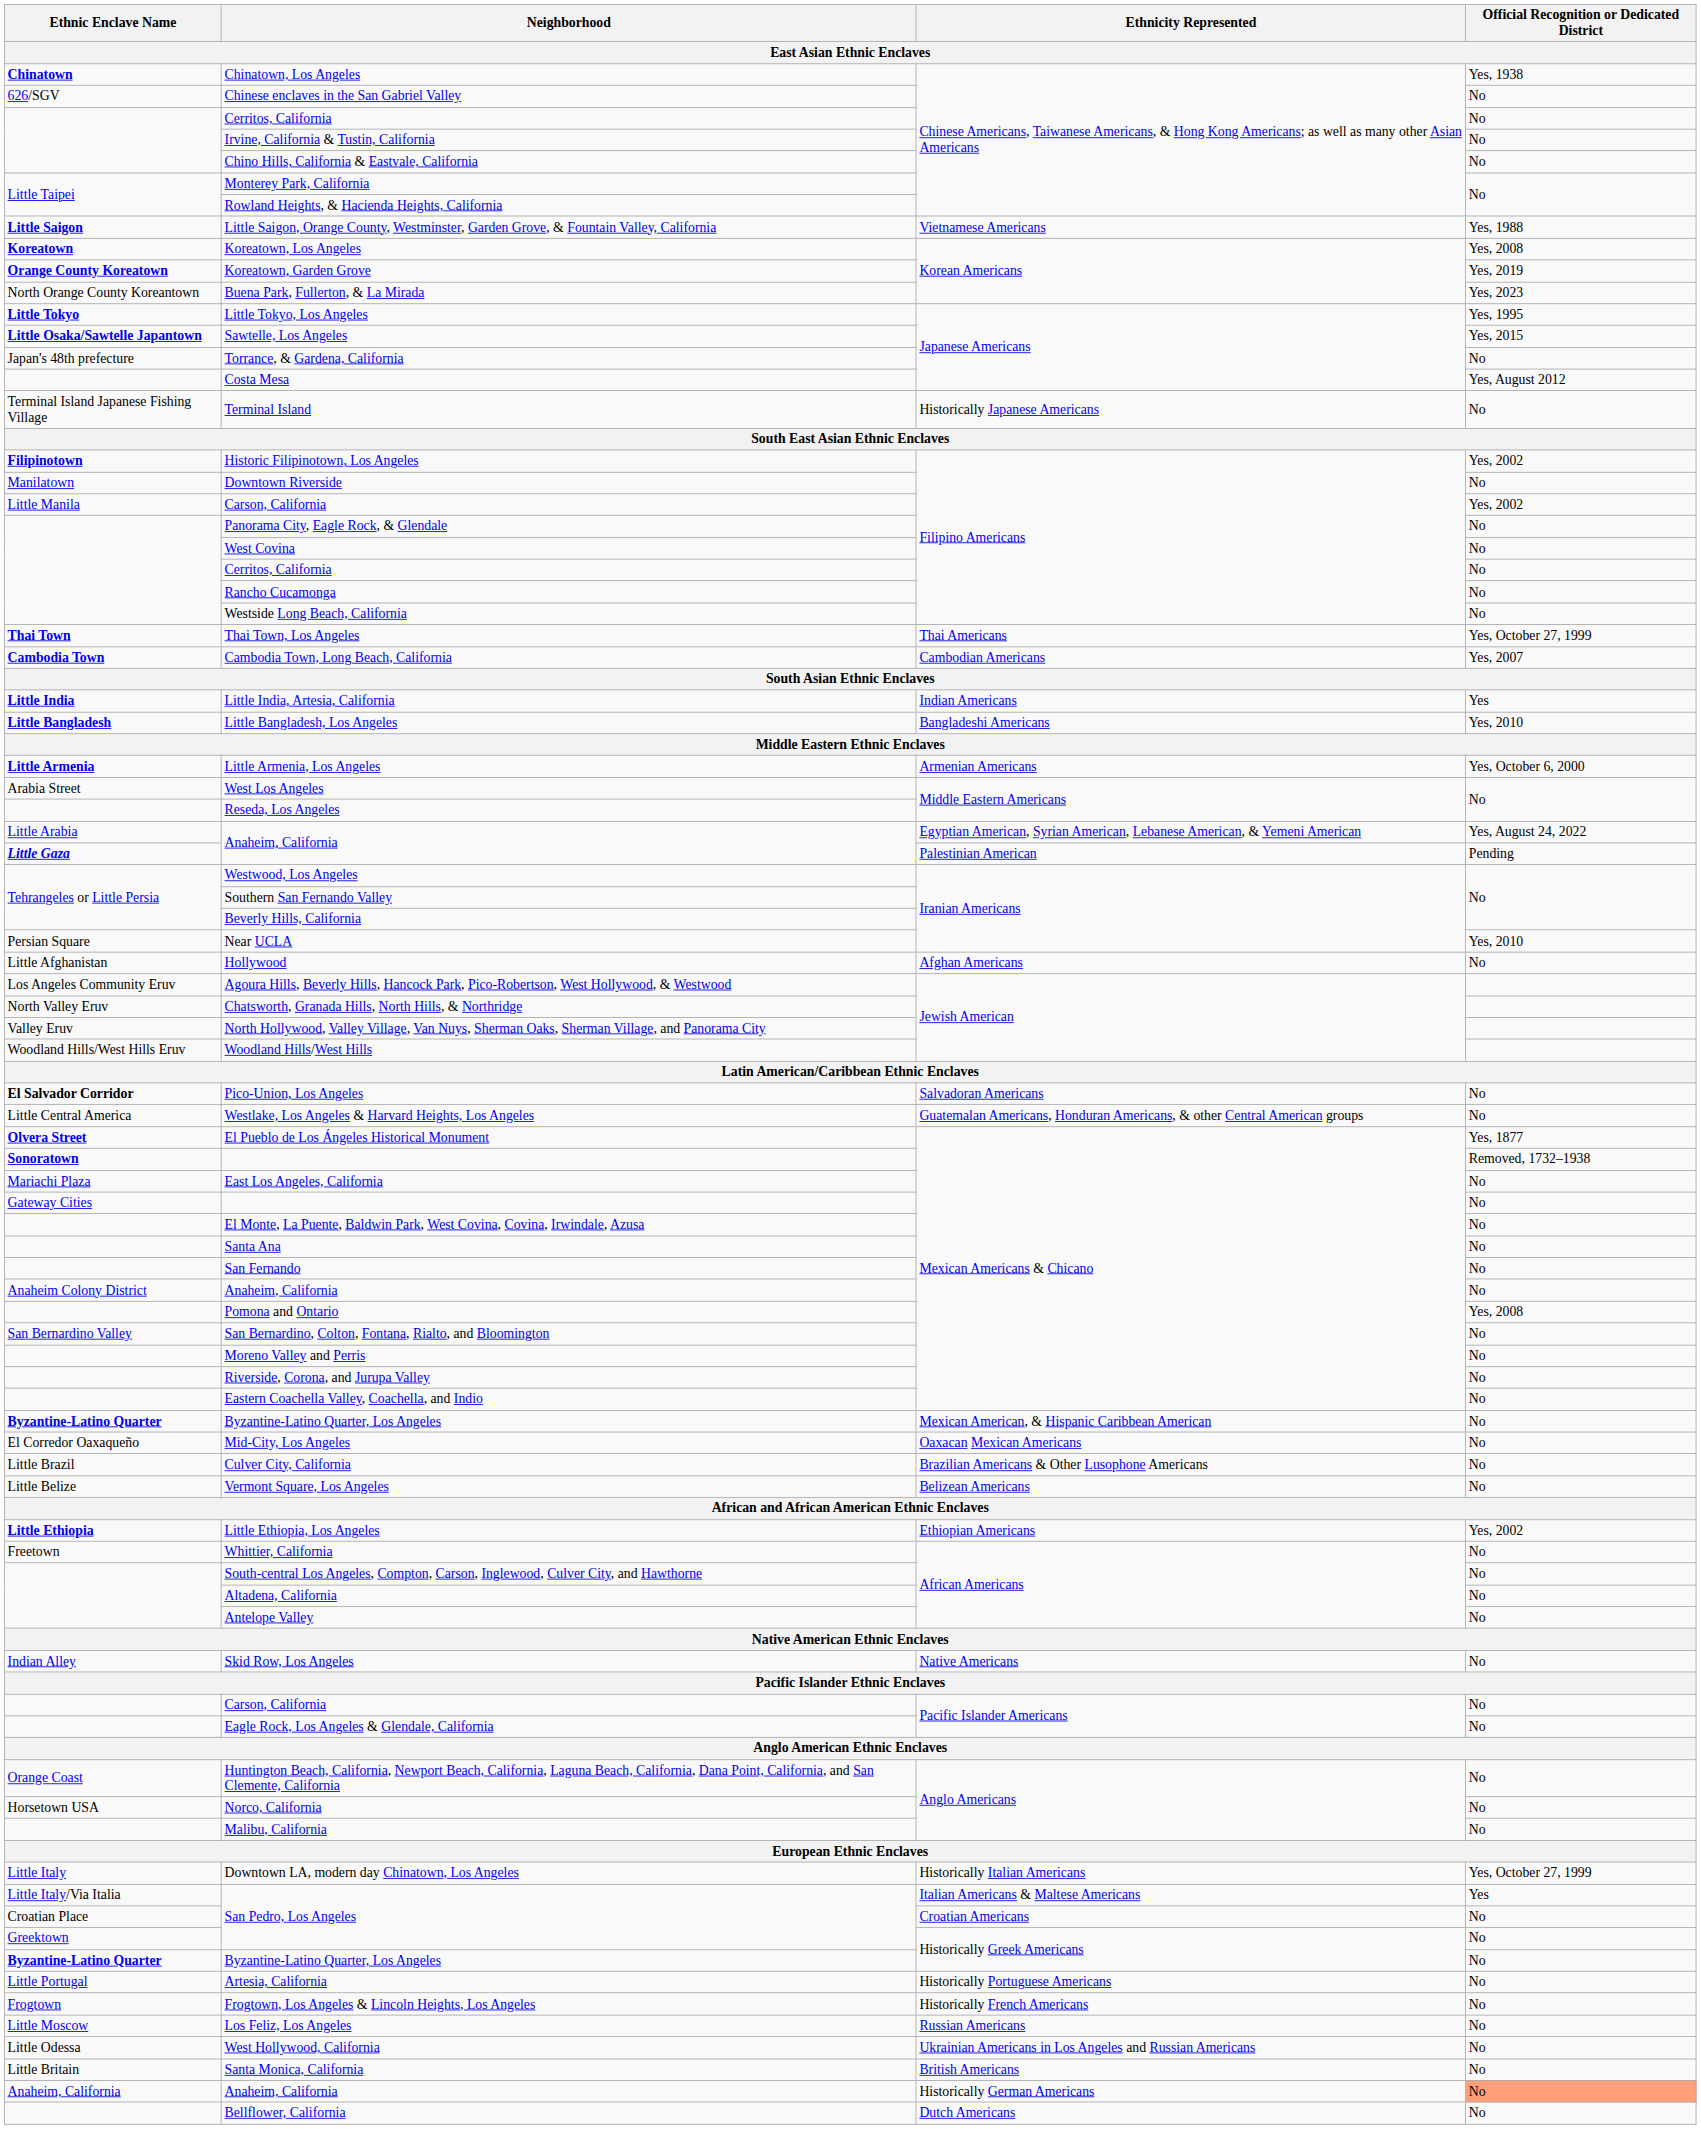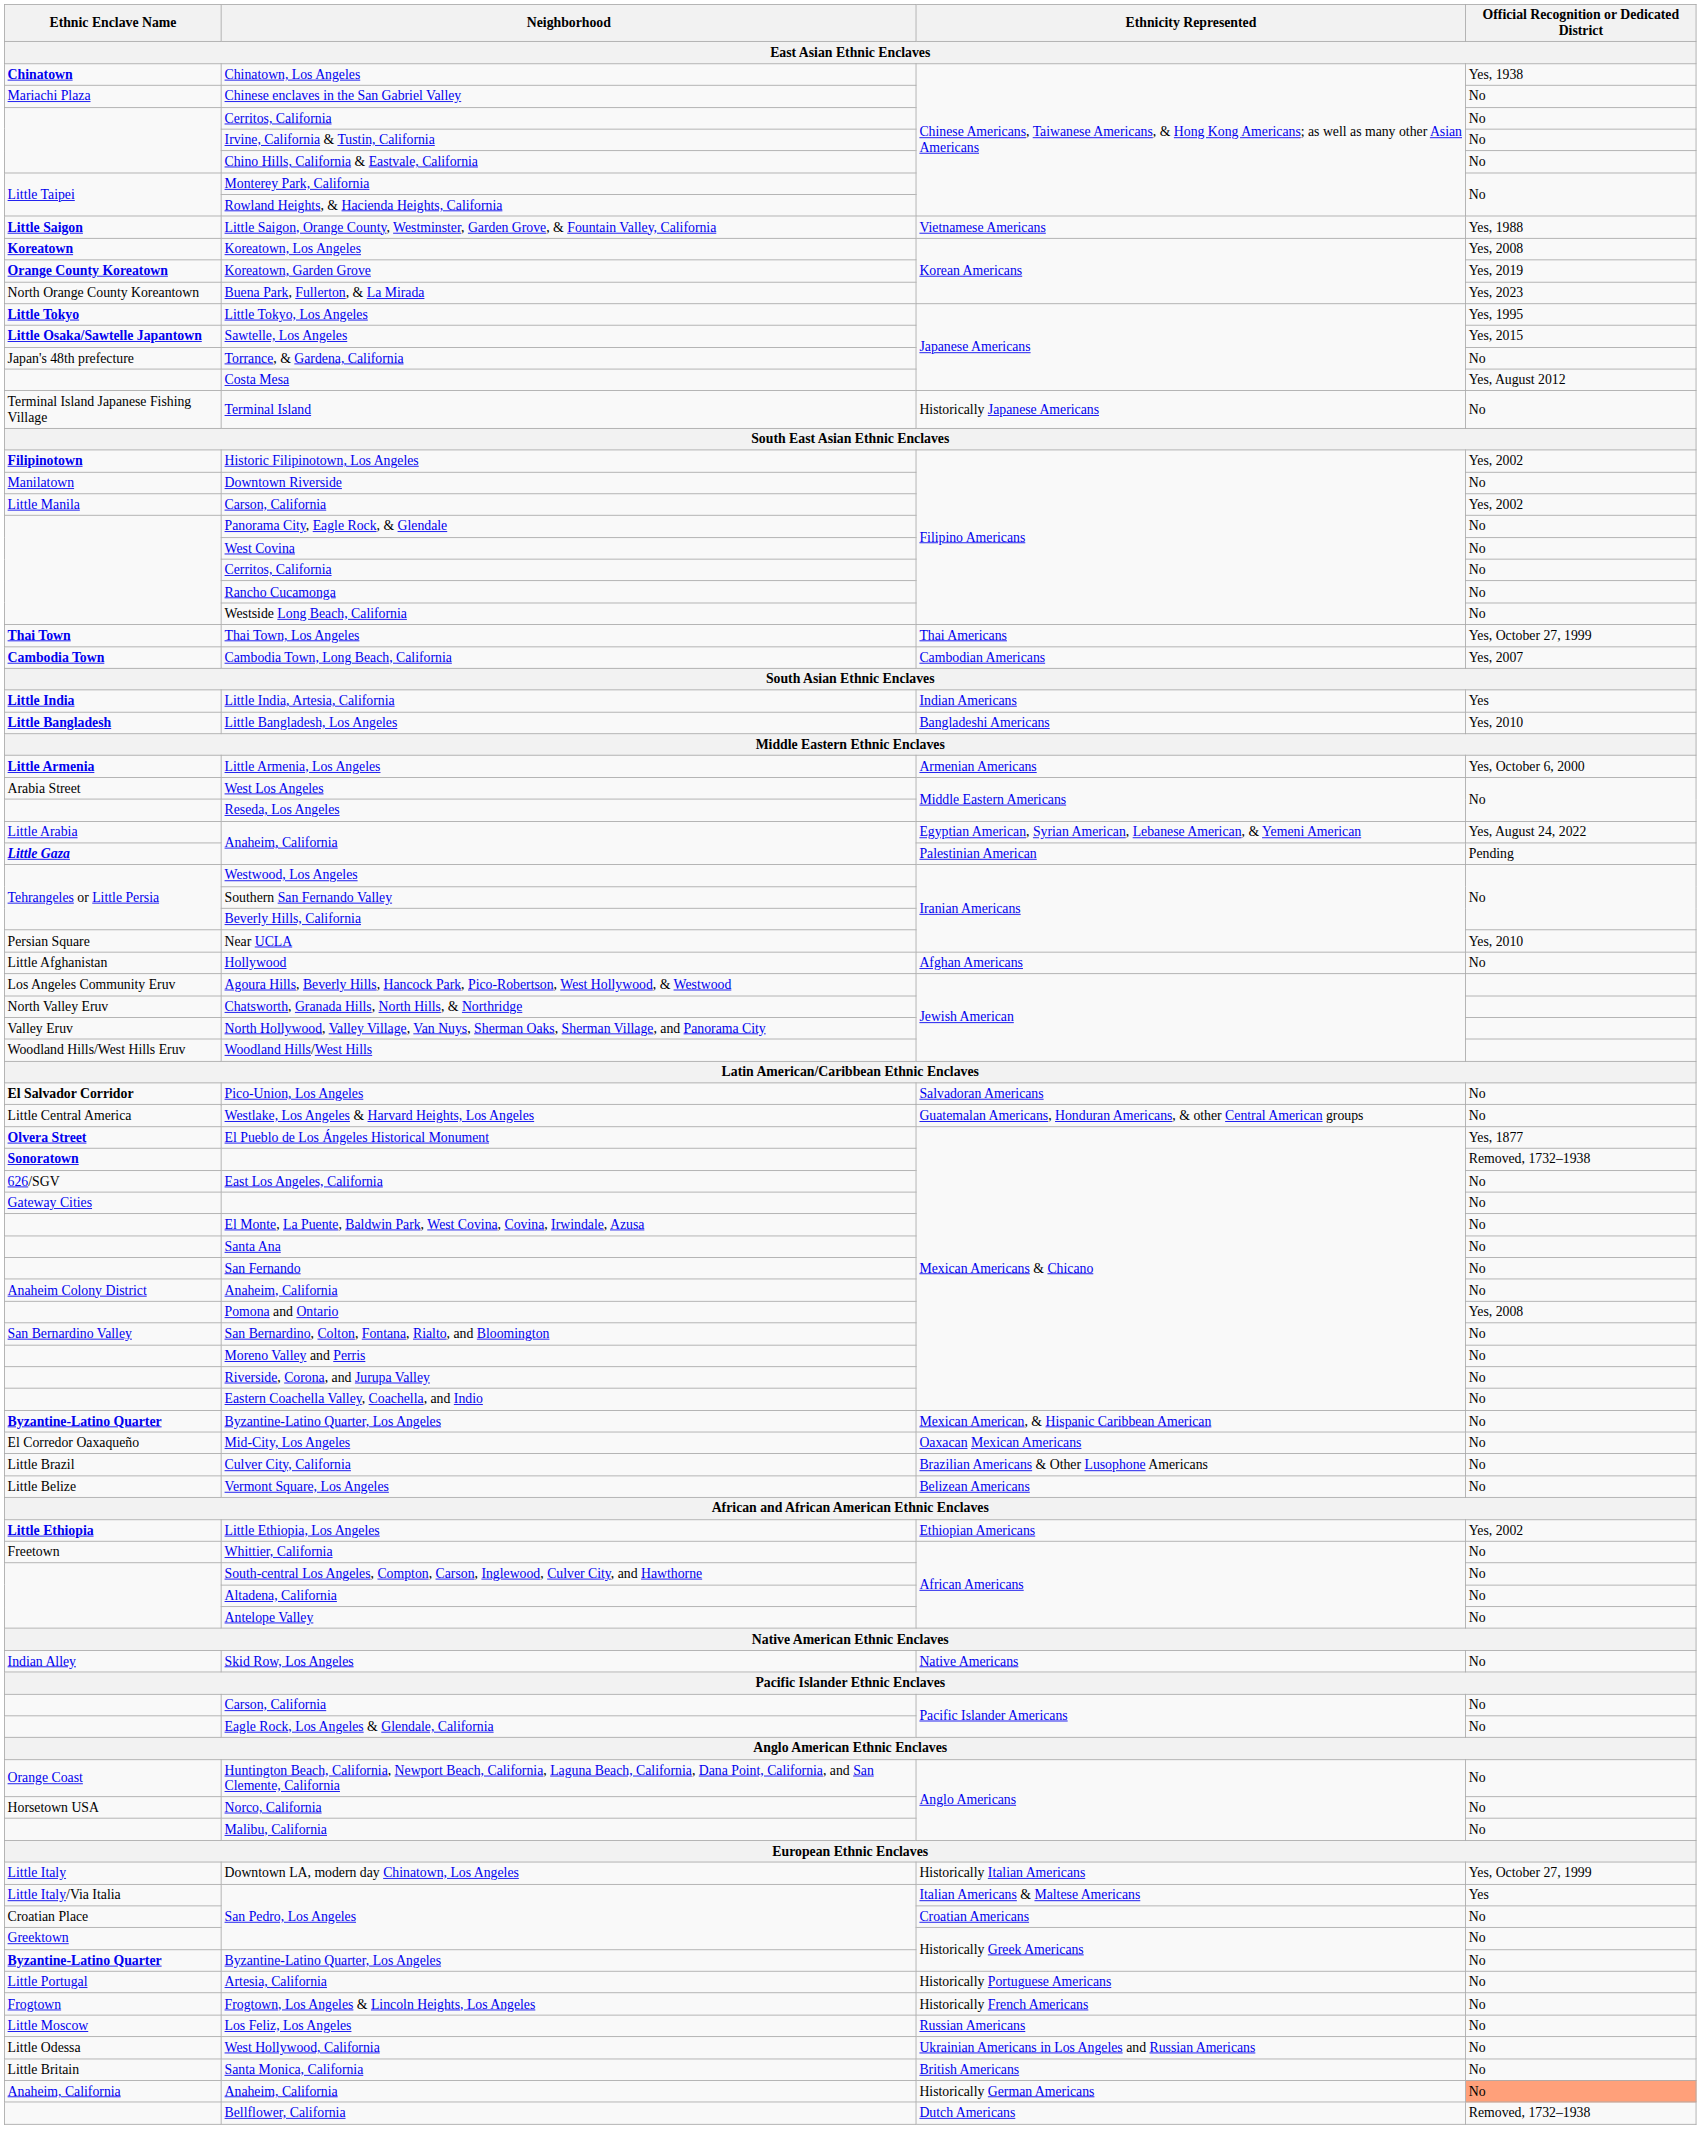(34, 96) 626/SGV -> (49, 96) Mariachi Plaza
(49, 1181) Mariachi Plaza -> (34, 1181) 626/SGV
(1477, 2113) No -> (1530, 2113) Removed, 1732–1938
